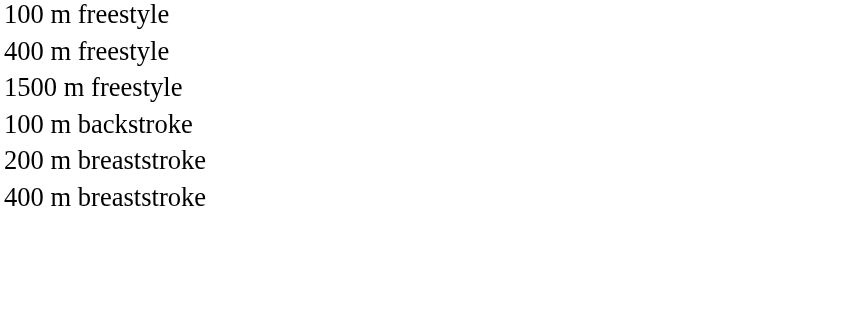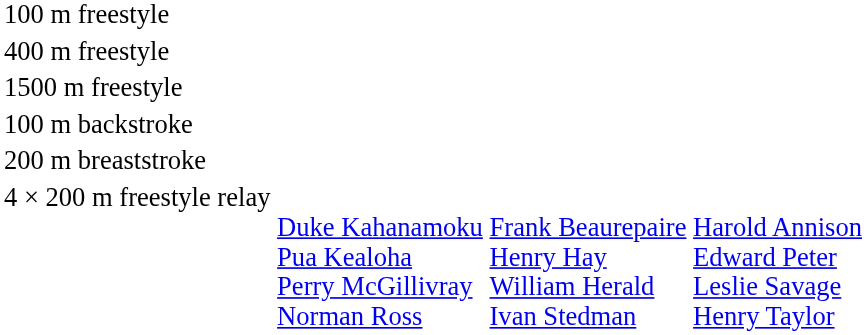- row: (105, 197)
+ row: (137, 197)
